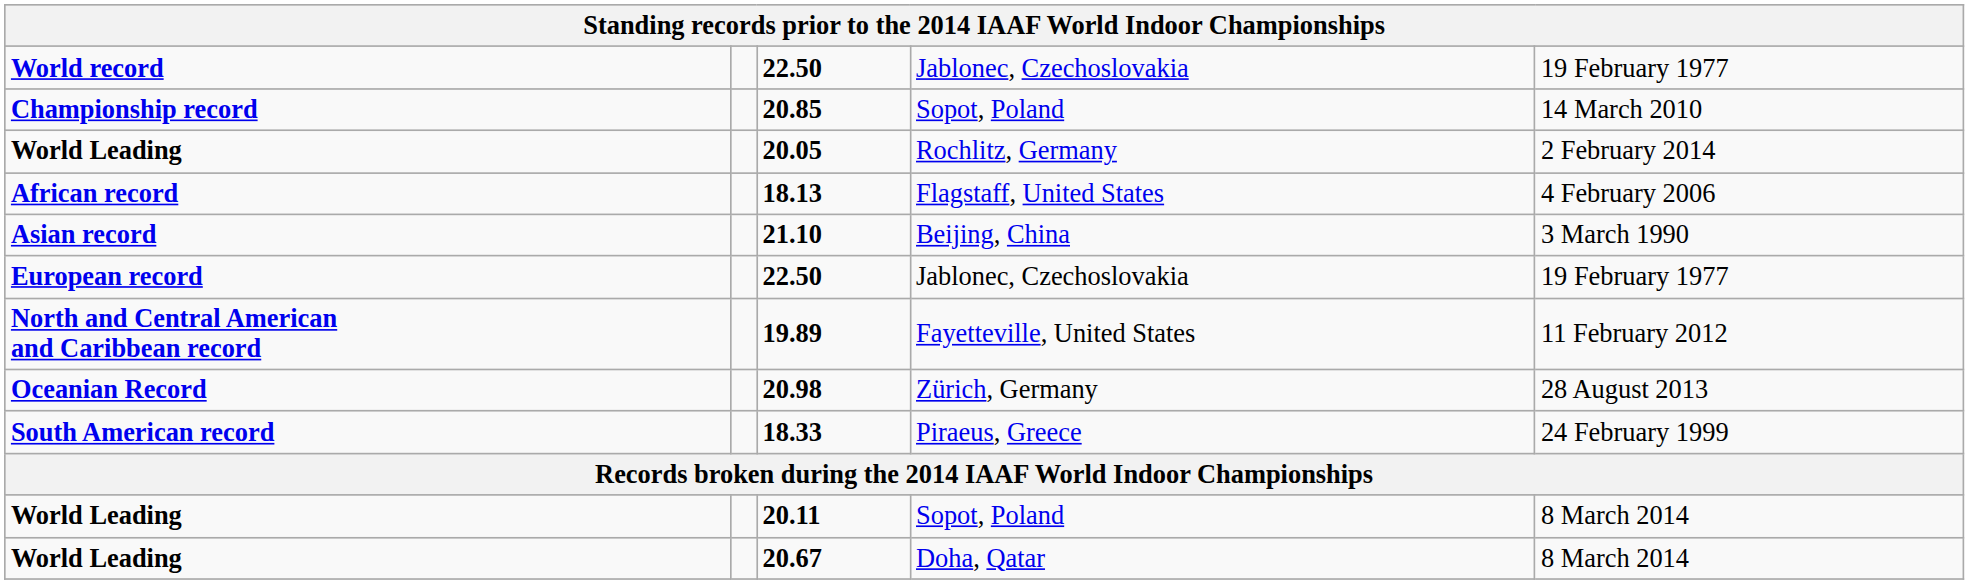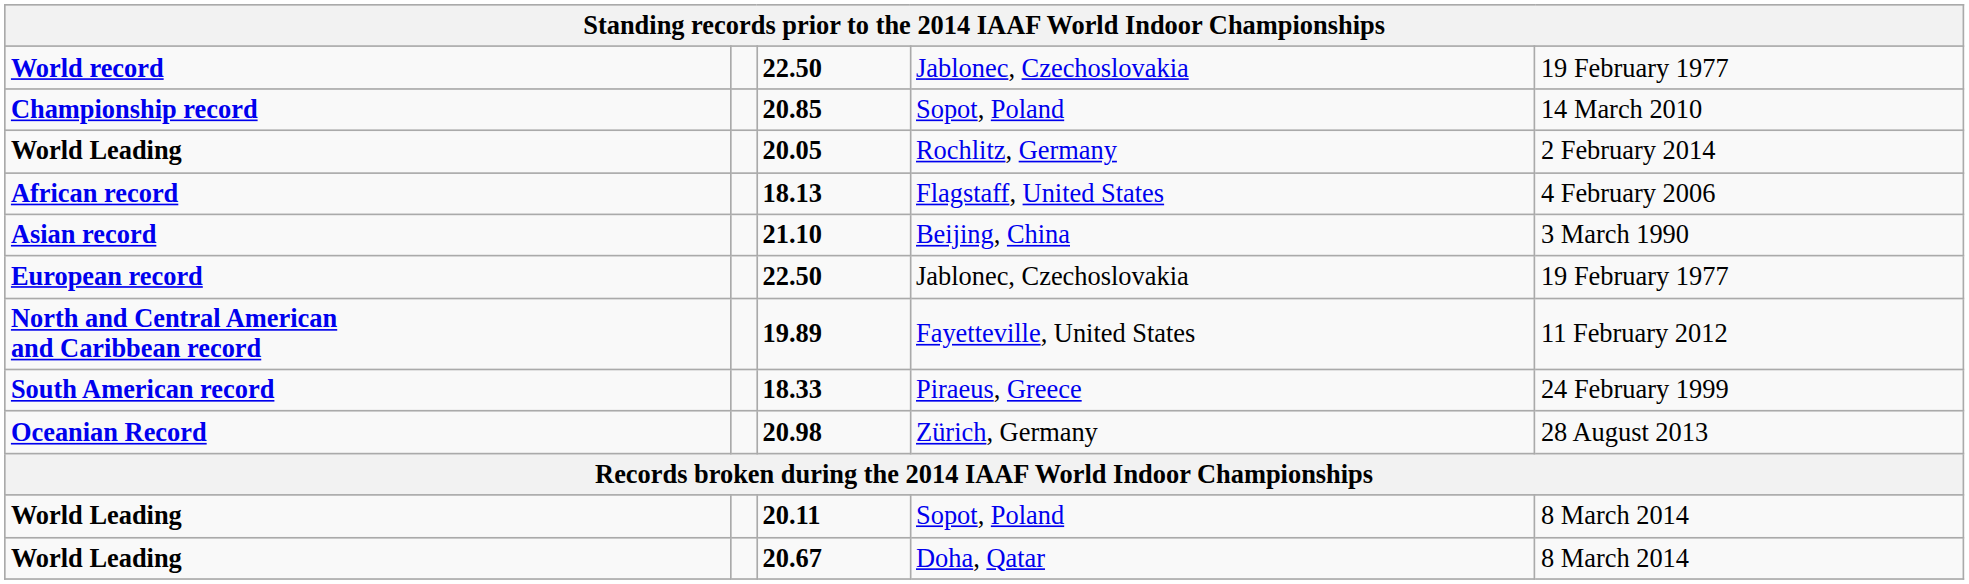rows swapped: (109, 390) <-> (143, 431)
